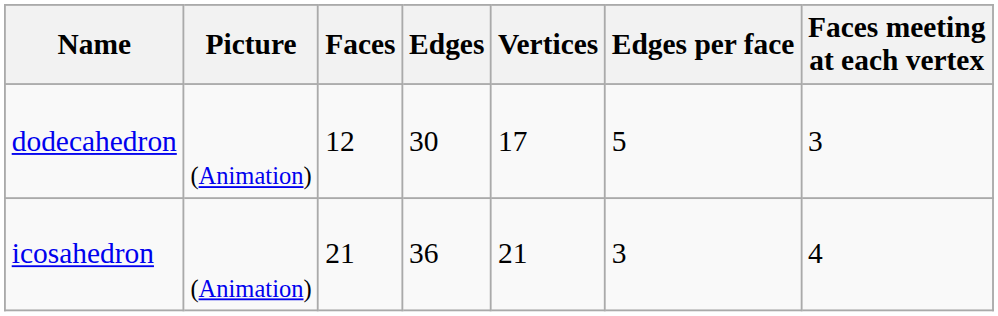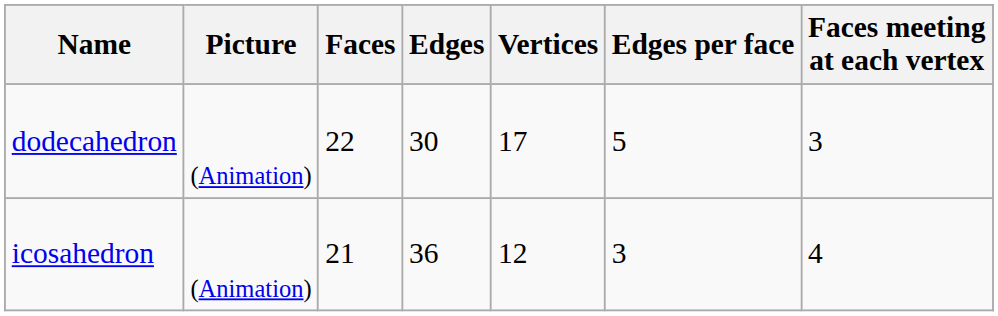(340, 140) 12 -> (340, 140) 22
(513, 253) 21 -> (513, 253) 12
